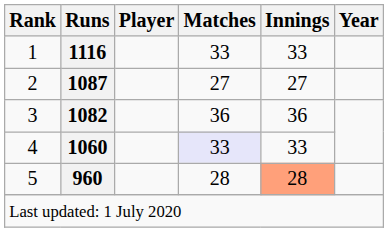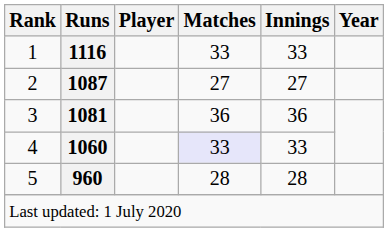(87, 115) 1082 -> (87, 115) 1081
(297, 178) lightsalmon background -> (297, 178) no background
